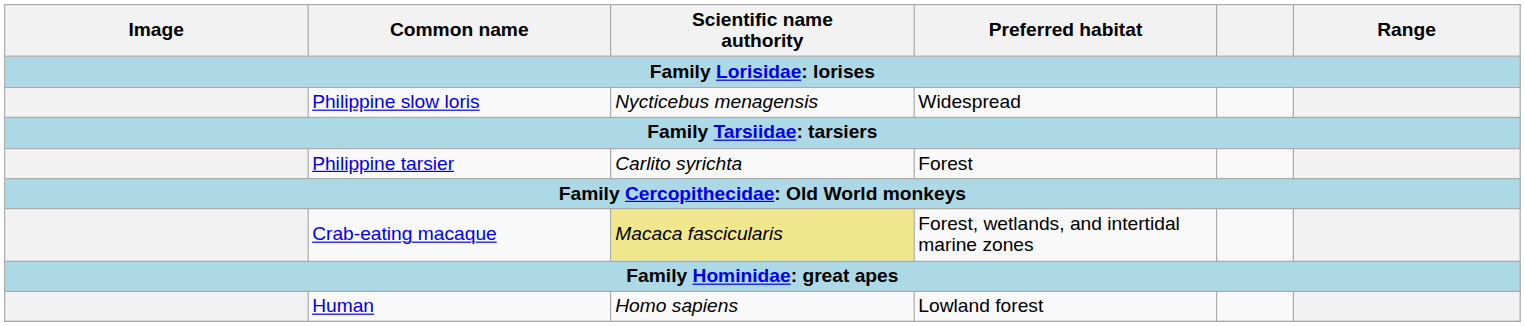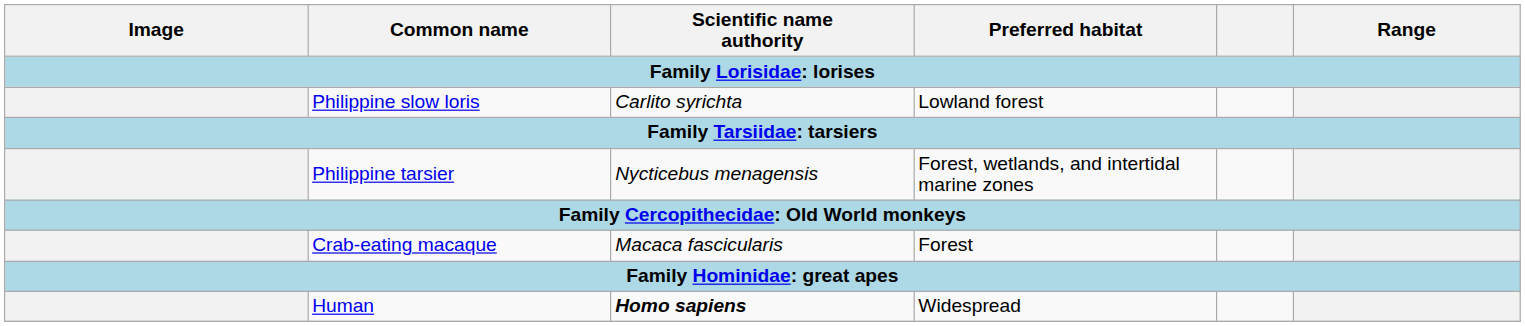(717, 102) Nycticebus menagensis -> (679, 102) Carlito syrichta
(970, 102) Widespread -> (981, 102) Lowland forest
(679, 163) Carlito syrichta -> (717, 173) Nycticebus menagensis
(946, 163) Forest -> (1049, 173) Forest, wetlands, and intertidal marine zones
(699, 234) khaki background -> (699, 245) no background
(1049, 234) Forest, wetlands, and intertidal marine zones -> (946, 245) Forest
(677, 306) normal -> (681, 306) bold
(981, 306) Lowland forest -> (970, 306) Widespread
